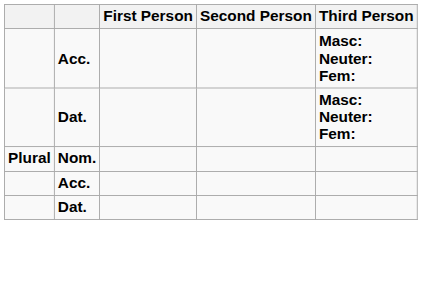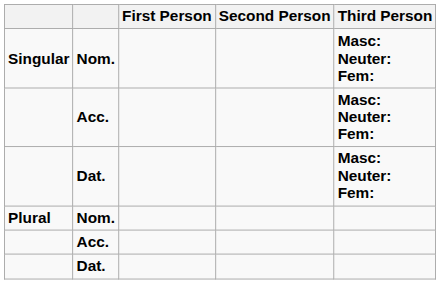+ row: (39, 58)
